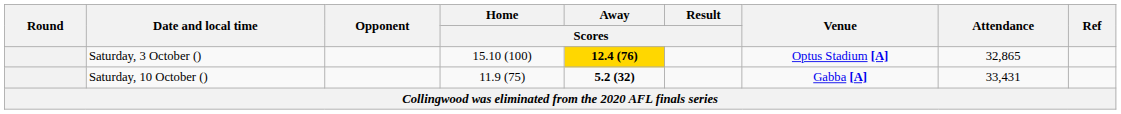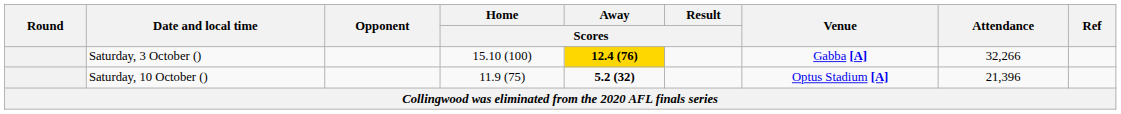(840, 57) Optus Stadium [A] -> (840, 57) Gabba [A]
(1003, 57) 32,865 -> (1003, 57) 32,266
(840, 78) Gabba [A] -> (840, 78) Optus Stadium [A]
(1003, 78) 33,431 -> (1003, 78) 21,396
